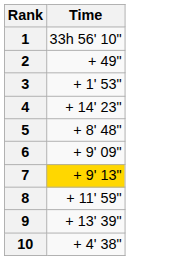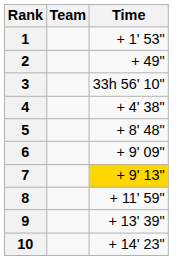+ column: (68, 15)
(86, 38) 33h 56' 10" -> (141, 38) + 1' 53"
(97, 84) + 1' 53" -> (129, 84) 33h 56' 10"
(93, 107) + 14' 23" -> (141, 107) + 4' 38"
(97, 244) + 4' 38" -> (137, 244) + 14' 23"
